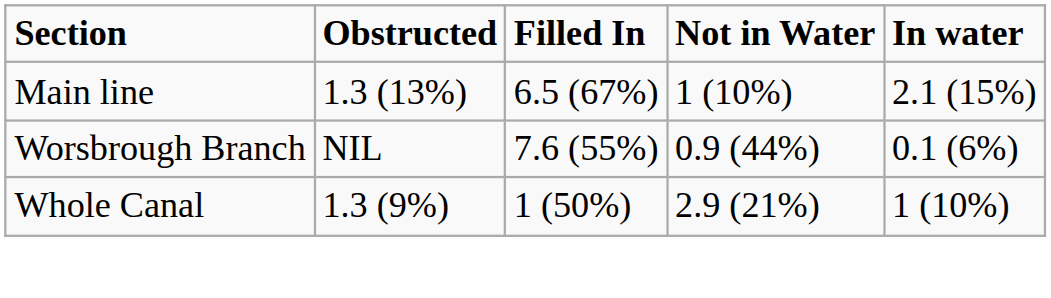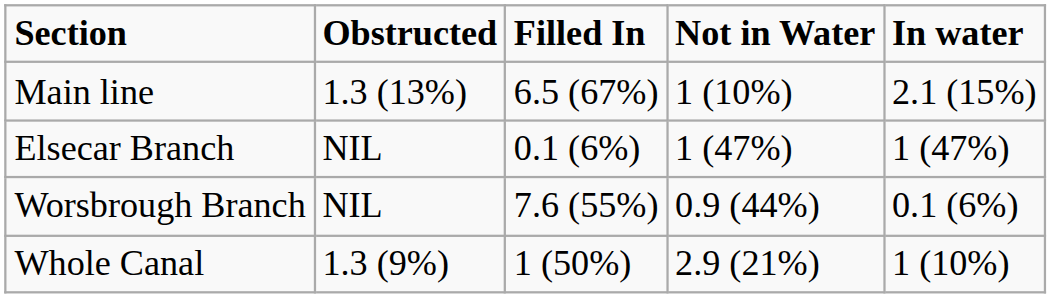+ row: (124, 148)
